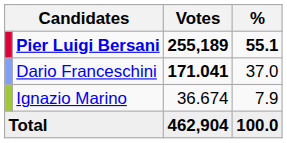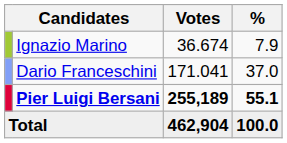rows swapped: (88, 45) <-> (72, 98)
(198, 72) bold -> (198, 72) normal
